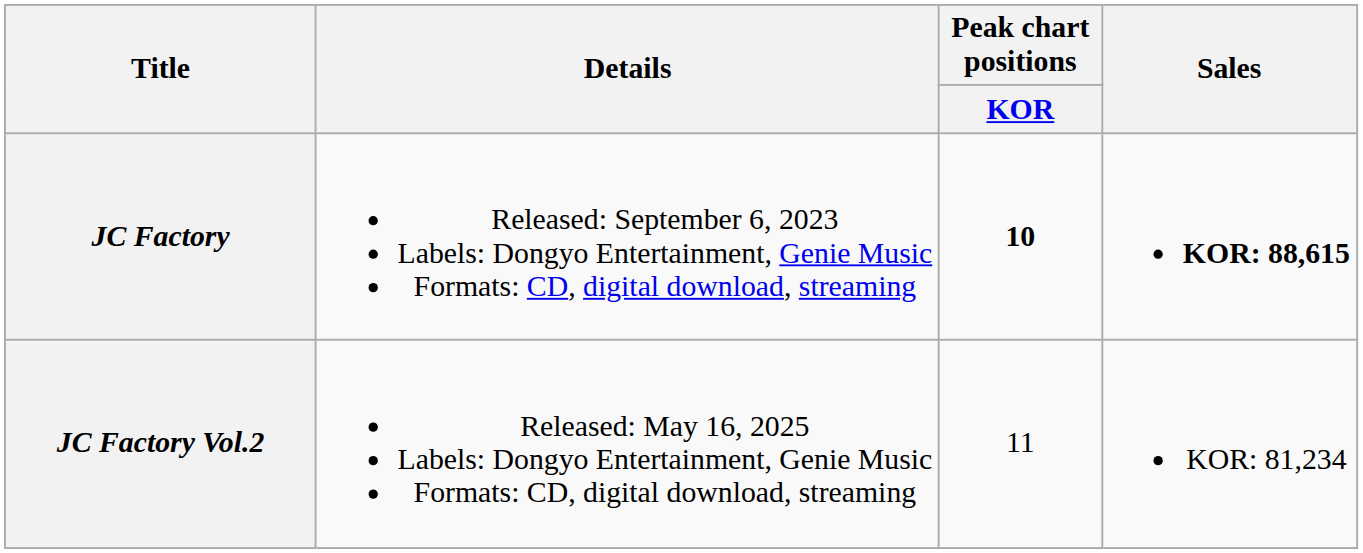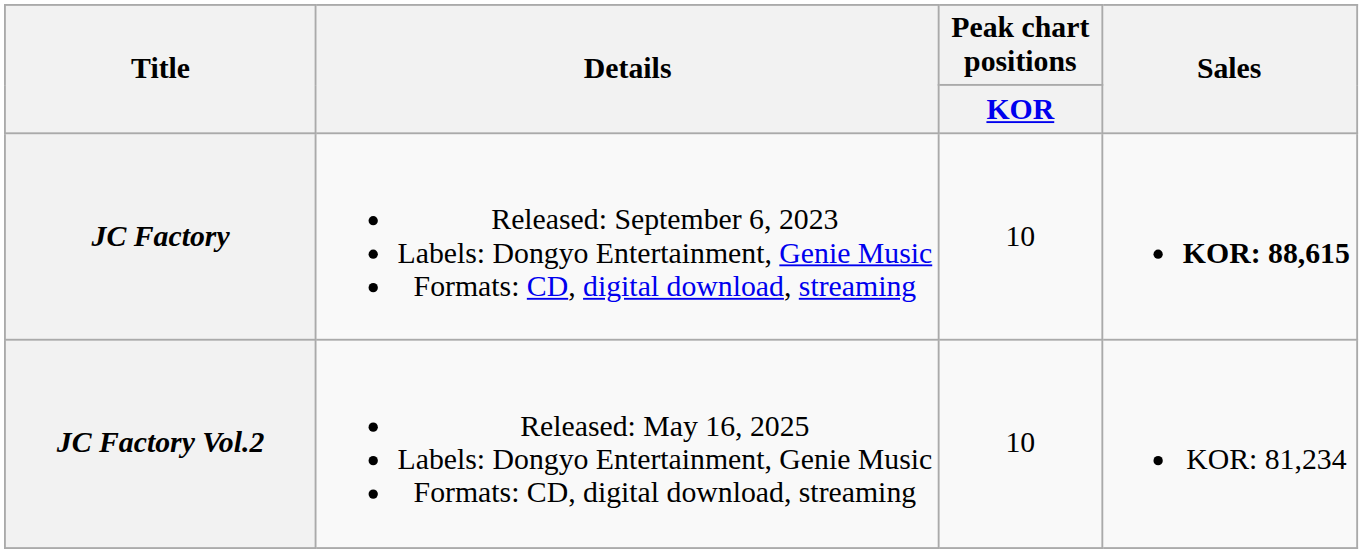(1020, 235) bold -> (1020, 235) normal
(1020, 443) 11 -> (1020, 443) 10
